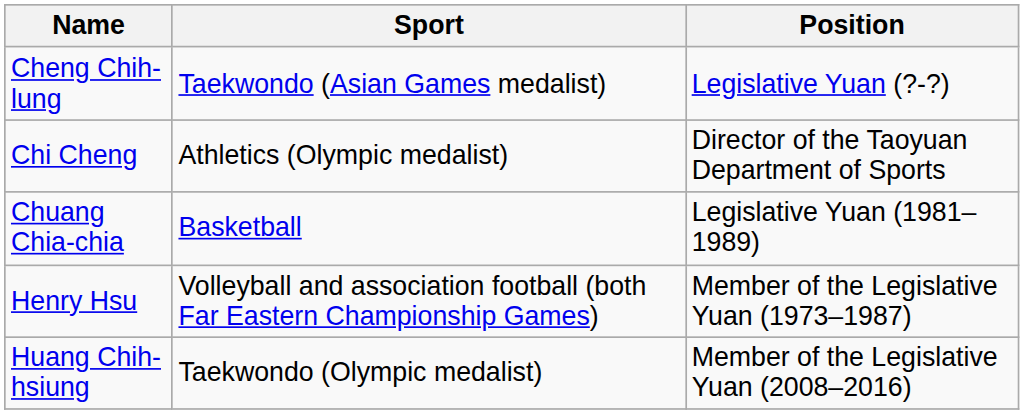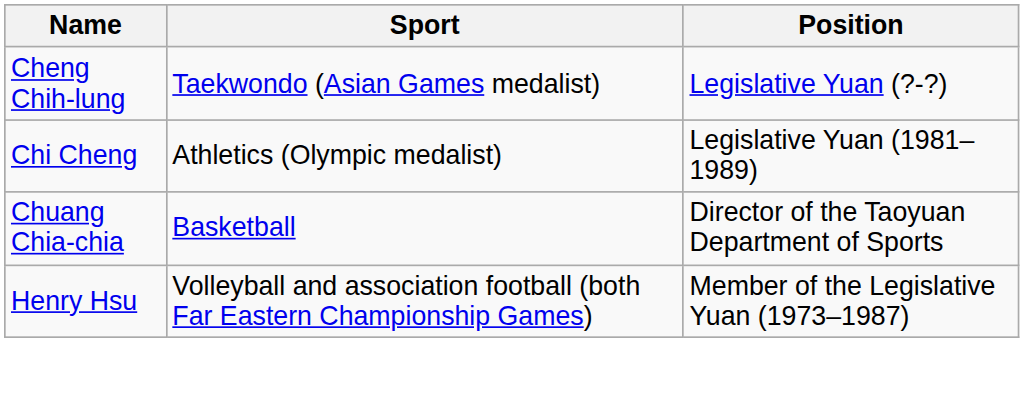(830, 155) Director of the Taoyuan Department of Sports -> (832, 155) Legislative Yuan (1981–1989)
(834, 227) Legislative Yuan (1981–1989) -> (827, 227) Director of the Taoyuan Department of Sports
- row: (86, 372)
